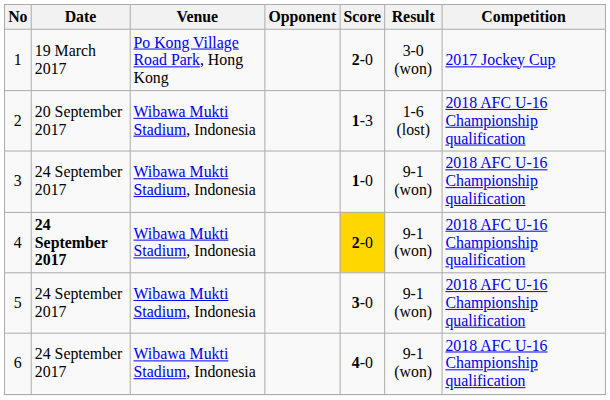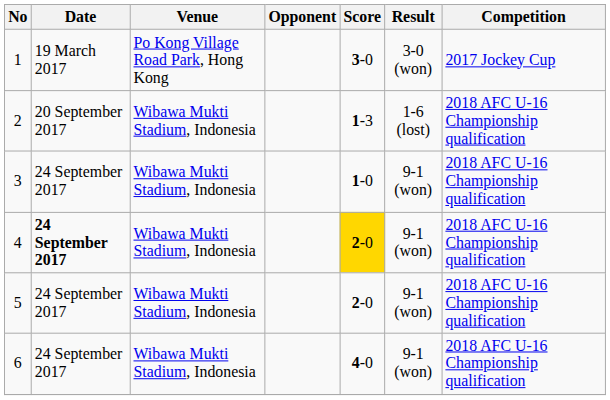(362, 60) 2-0 -> (362, 60) 3-0
(362, 303) 3-0 -> (362, 303) 2-0
